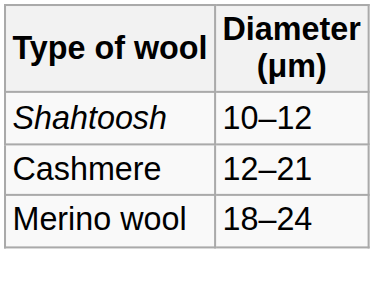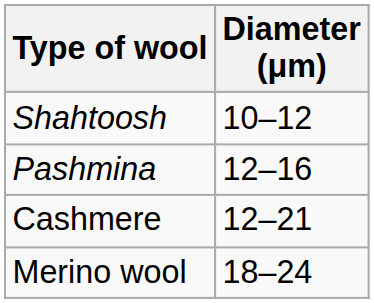+ row: (84, 169)
